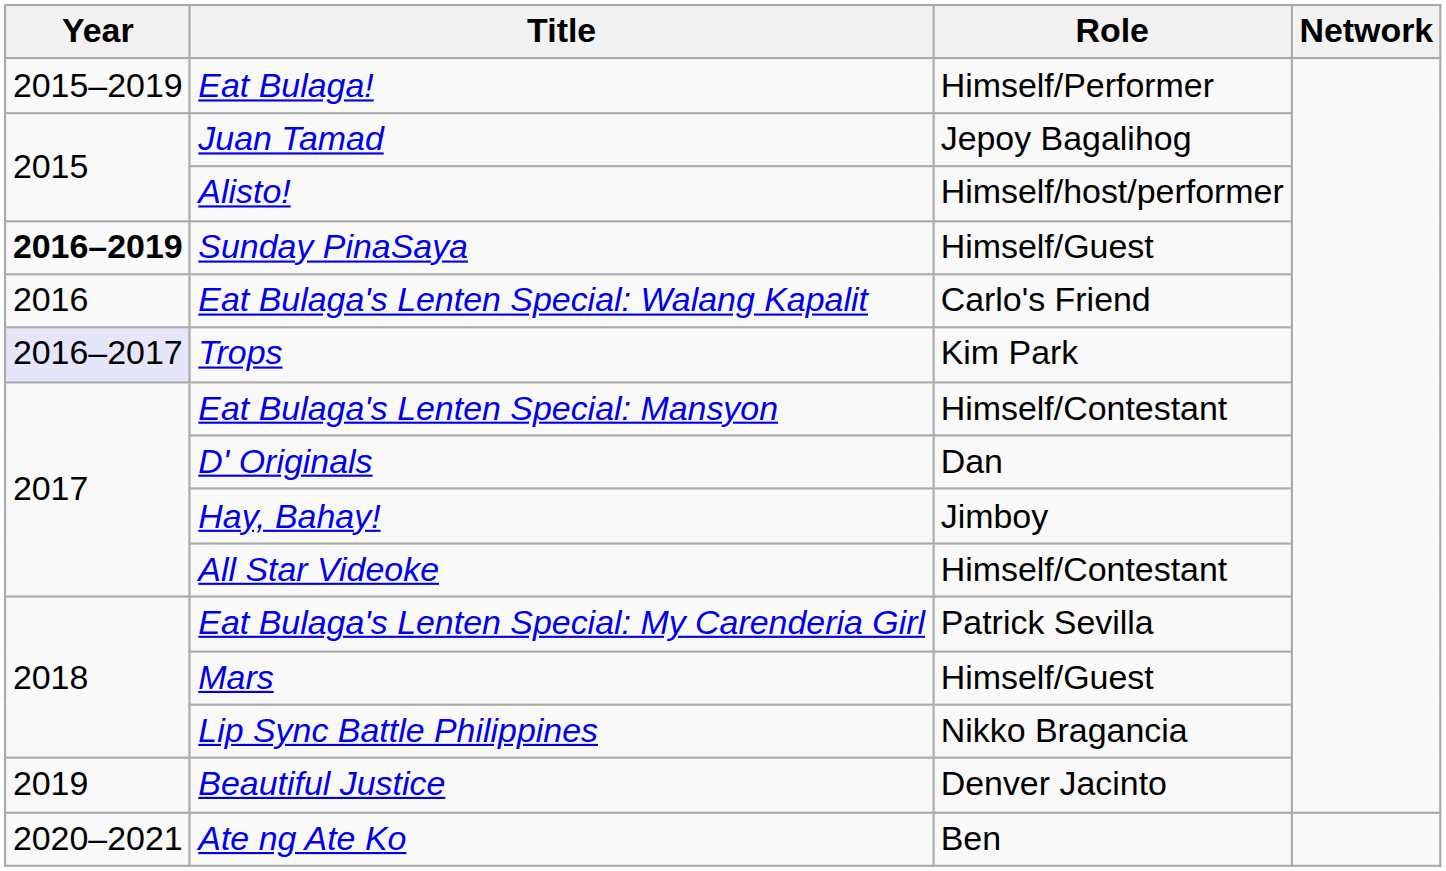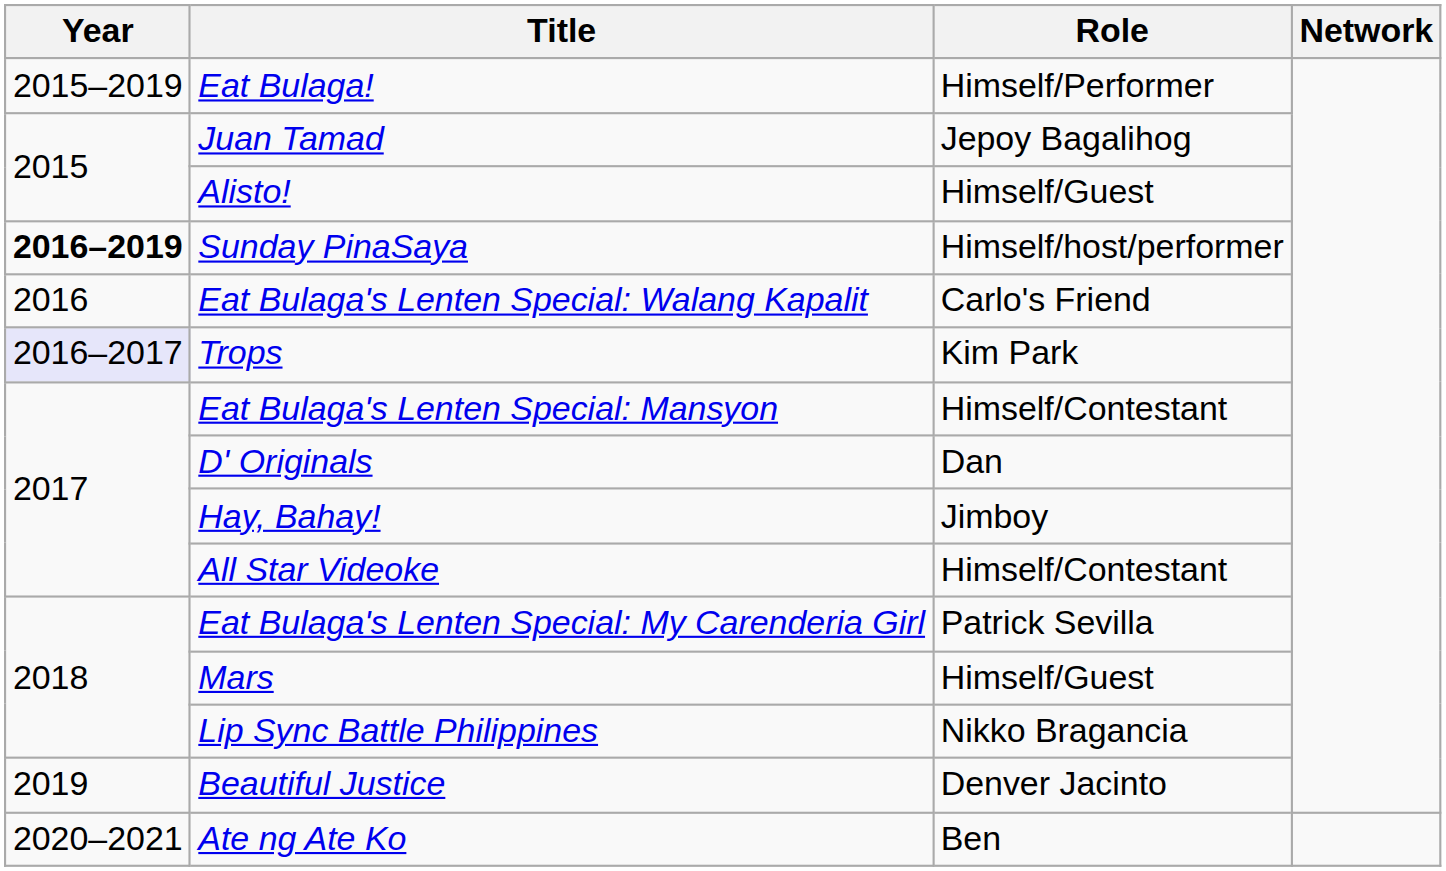(1112, 192) Himself/host/performer -> (1047, 192) Himself/Guest
(1047, 246) Himself/Guest -> (1112, 246) Himself/host/performer
